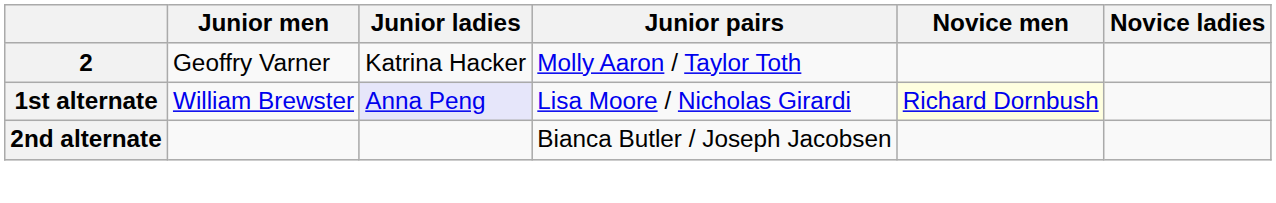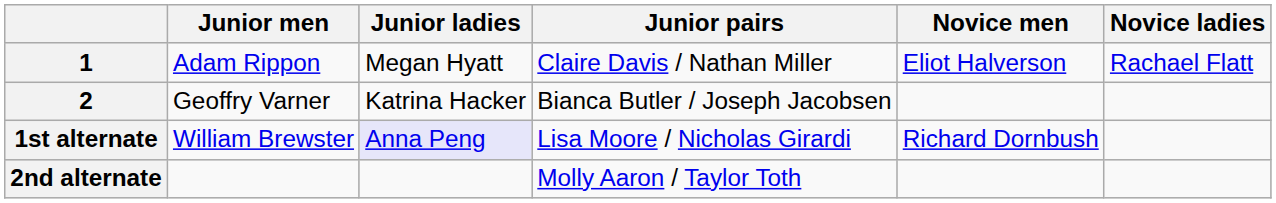+ row: (86, 62)
(669, 62) Molly Aaron / Taylor Toth -> (714, 100) Bianca Butler / Joseph Jacobsen
(1001, 100) lightyellow background -> (1001, 139) no background
(714, 139) Bianca Butler / Joseph Jacobsen -> (669, 178) Molly Aaron / Taylor Toth
